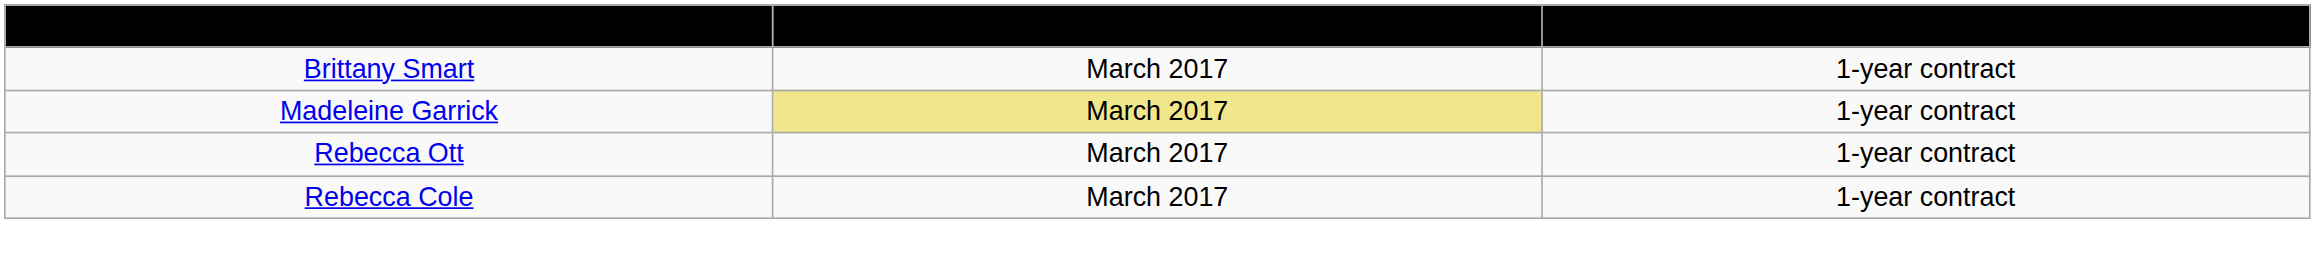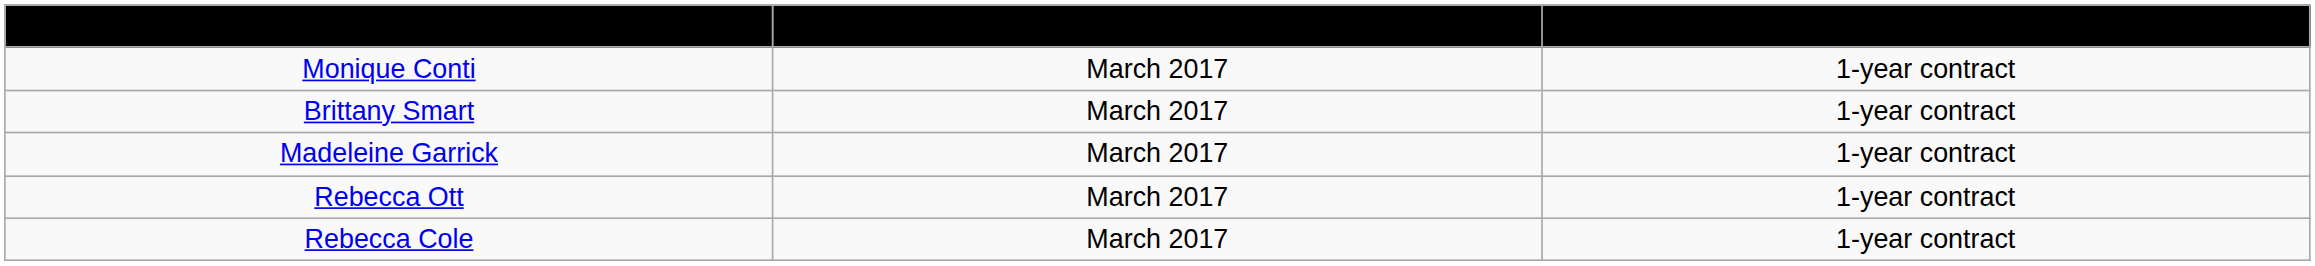+ row: (389, 68)
(1157, 111) khaki background -> (1157, 153) no background
